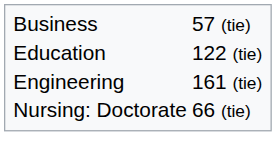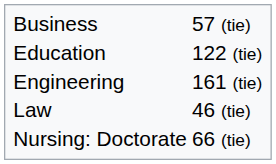+ row: (32, 110)
